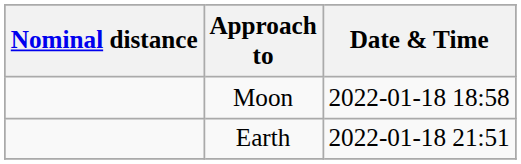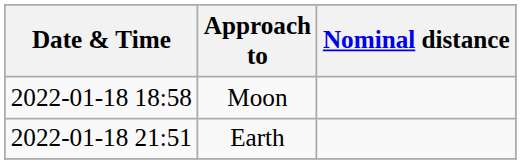columns swapped: (419, 40) <-> (104, 40)
